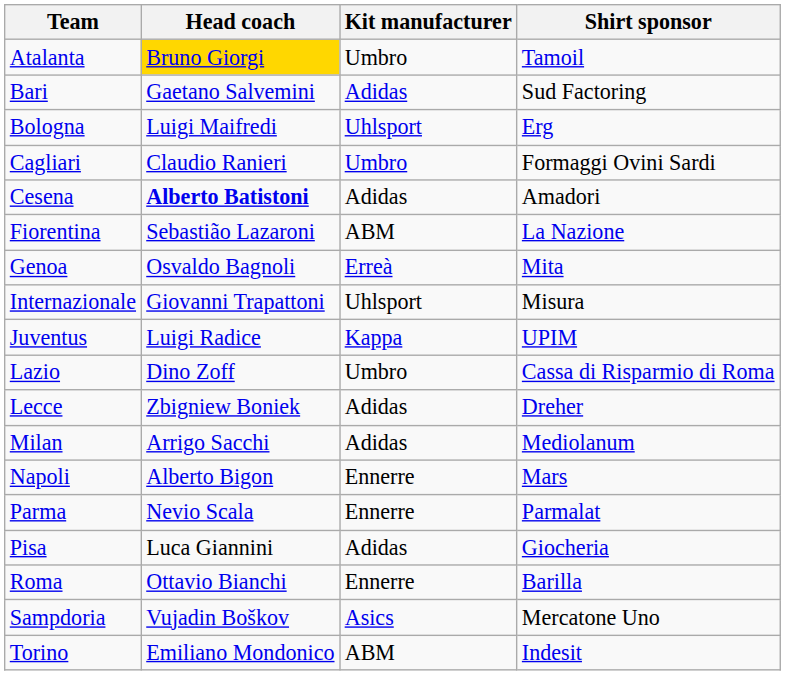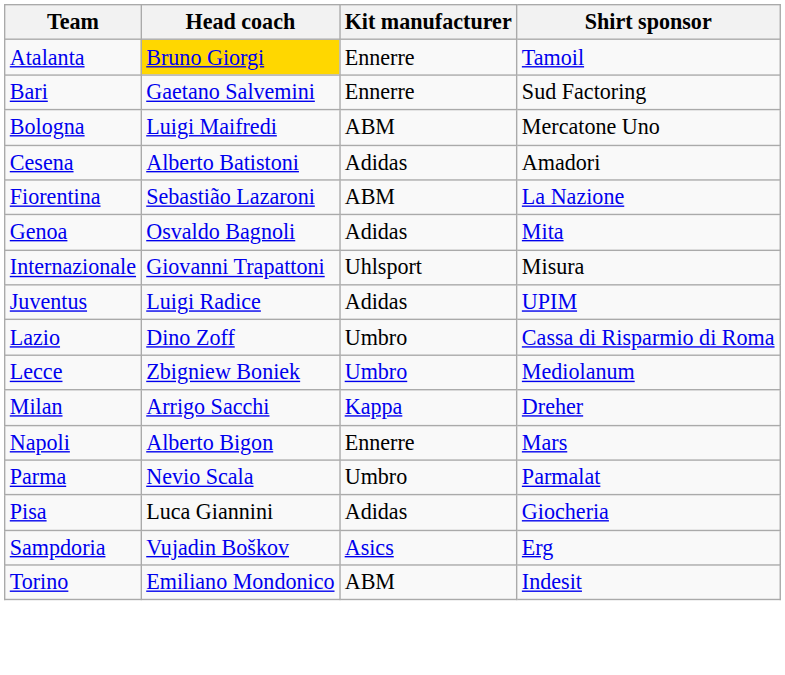(376, 57) Umbro -> (380, 57) Ennerre
(376, 92) Adidas -> (380, 92) Ennerre
(383, 127) Uhlsport -> (370, 127) ABM
(538, 127) Erg -> (591, 127) Mercatone Uno
- row: (45, 162)
(227, 197) bold -> (223, 162) normal
(369, 267) Erreà -> (376, 232) Adidas
(374, 337) Kappa -> (376, 302) Adidas
(376, 407) Adidas -> (376, 372) Umbro
(553, 407) Dreher -> (578, 372) Mediolanum
(376, 442) Adidas -> (374, 407) Kappa
(578, 442) Mediolanum -> (553, 407) Dreher
(380, 512) Ennerre -> (376, 477) Umbro
- row: (36, 582)
(591, 617) Mercatone Uno -> (538, 547) Erg
